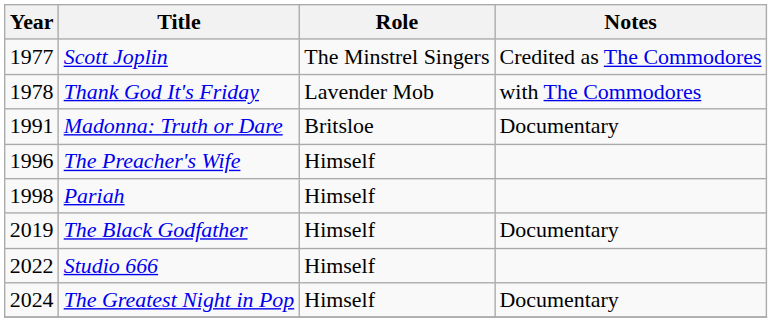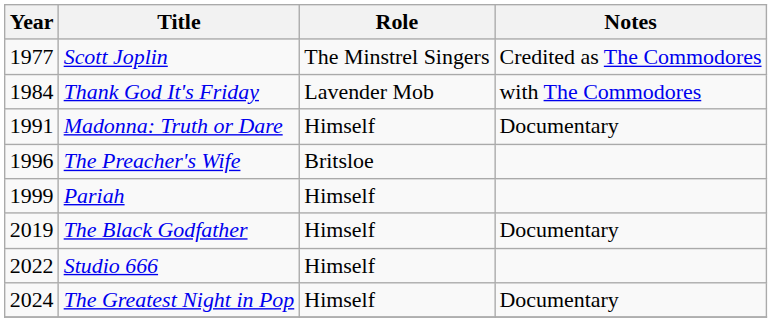(32, 91) 1978 -> (32, 91) 1984
(339, 126) Britsloe -> (340, 126) Himself
(340, 160) Himself -> (339, 160) Britsloe
(32, 195) 1998 -> (32, 195) 1999
